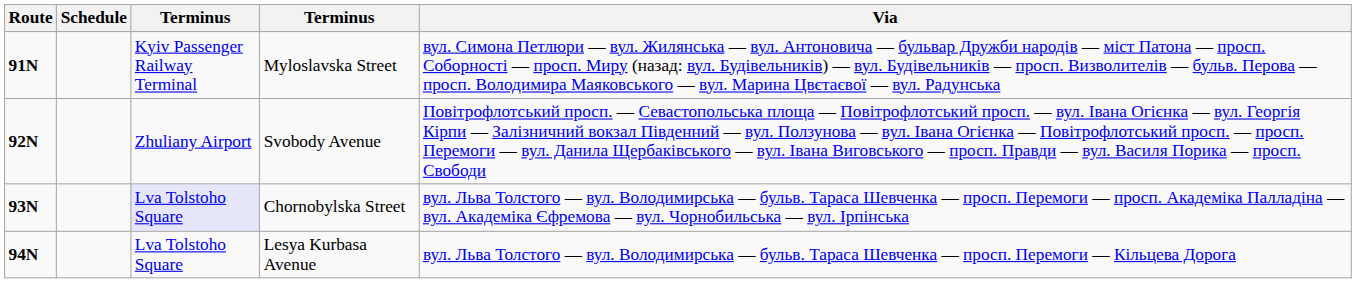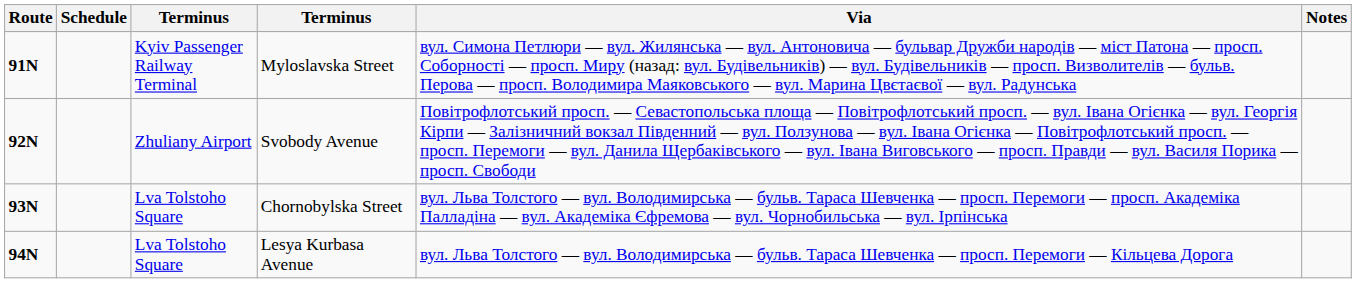+ column: (1327, 18)
(180, 207) lavender background -> (180, 207) no background
